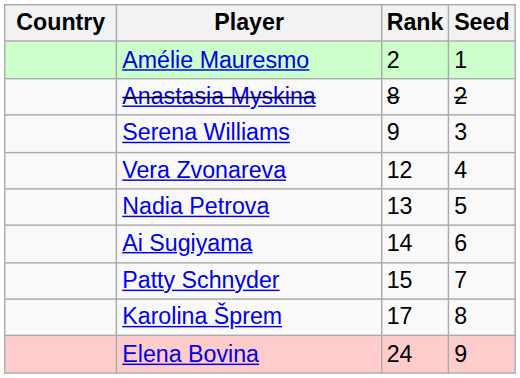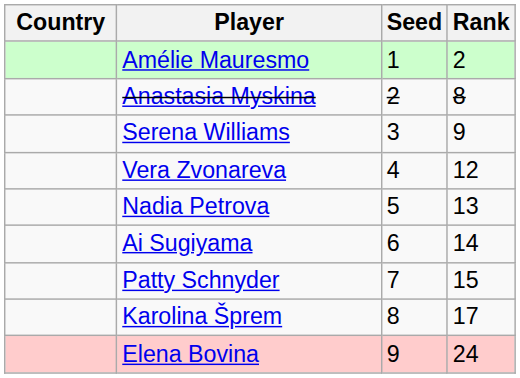columns swapped: (415, 22) <-> (482, 22)
